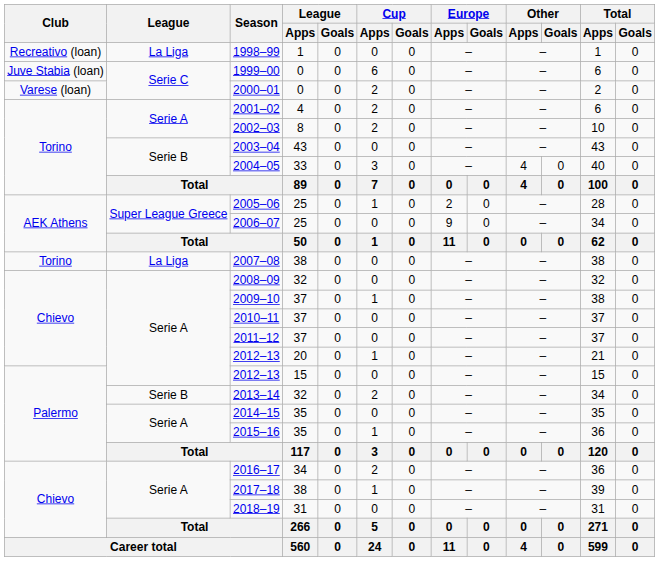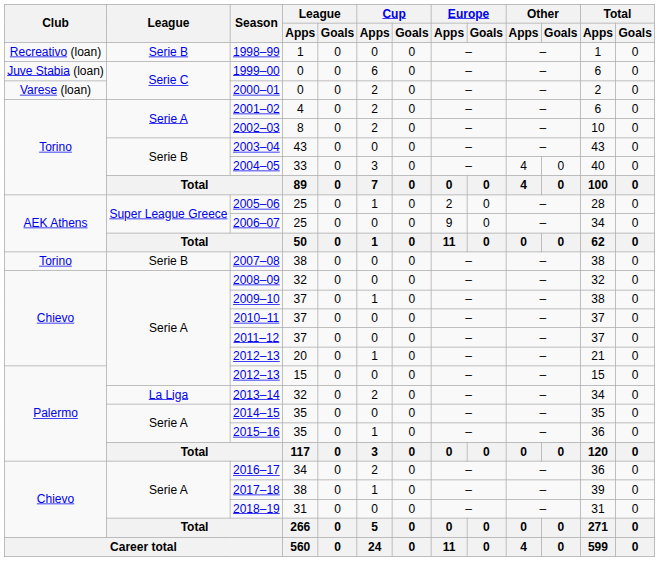(168, 52) La Liga -> (168, 52) Serie B
(168, 261) La Liga -> (168, 261) Serie B
(168, 394) Serie B -> (168, 394) La Liga
